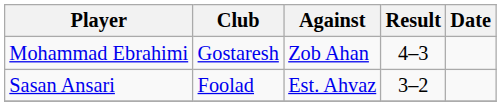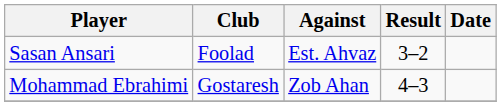rows swapped: (99, 52) <-> (62, 85)
